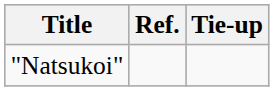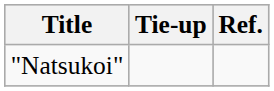columns swapped: (227, 24) <-> (157, 24)
